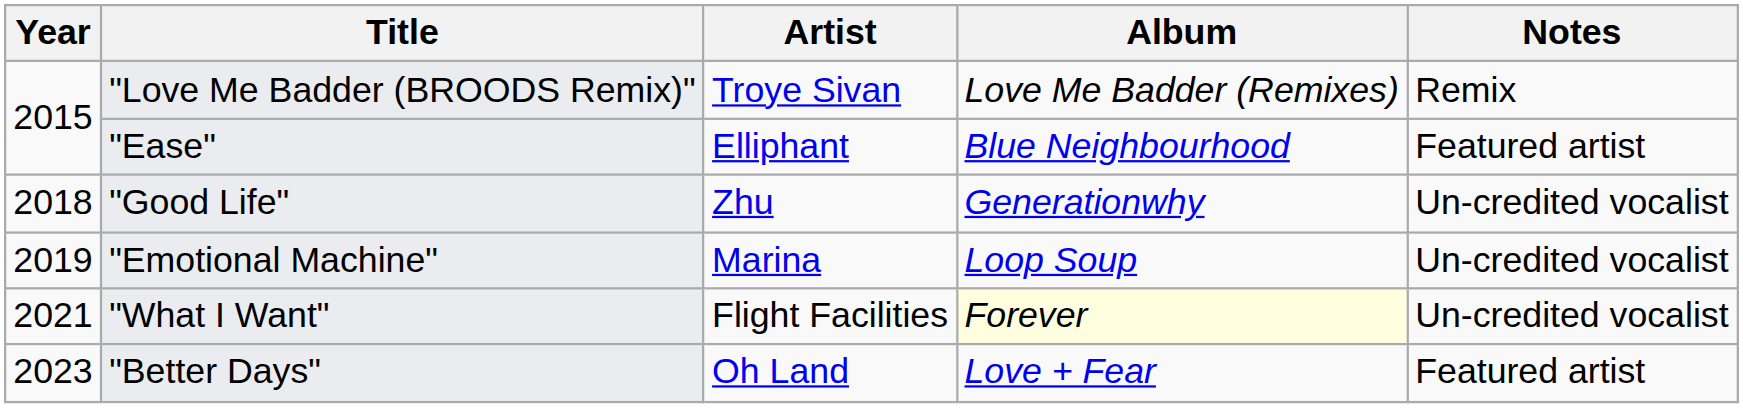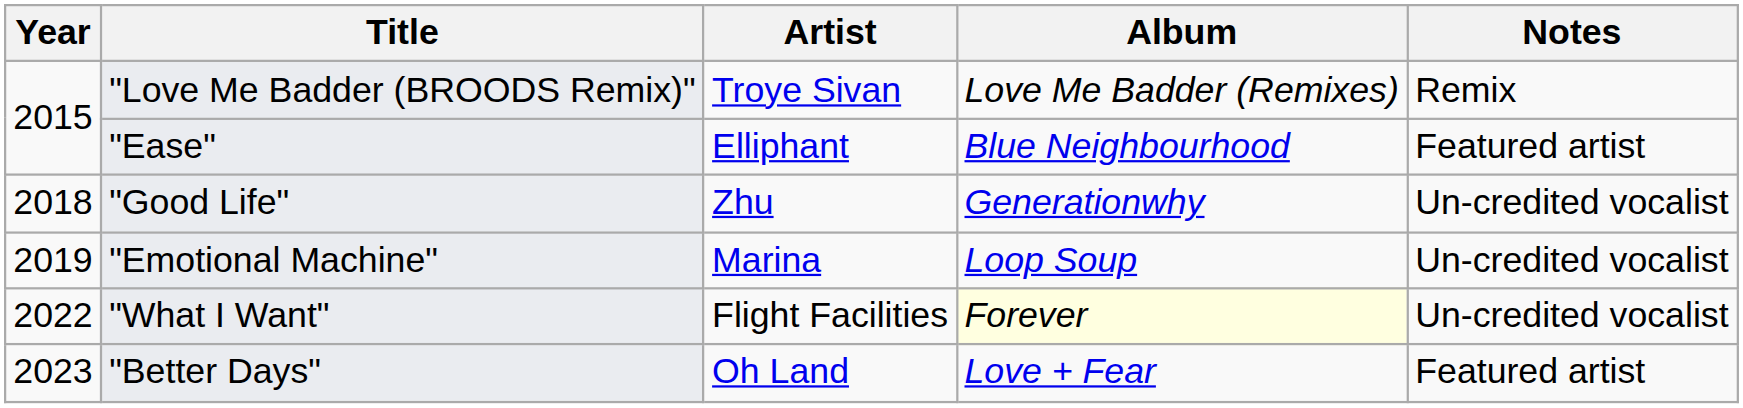(53, 315) 2021 -> (53, 315) 2022
